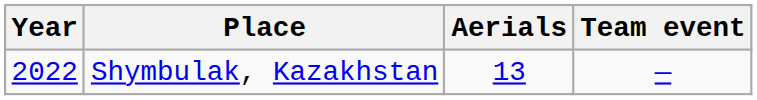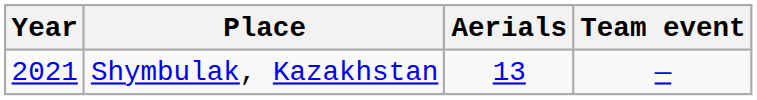(45, 72) 2022 -> (45, 72) 2021
